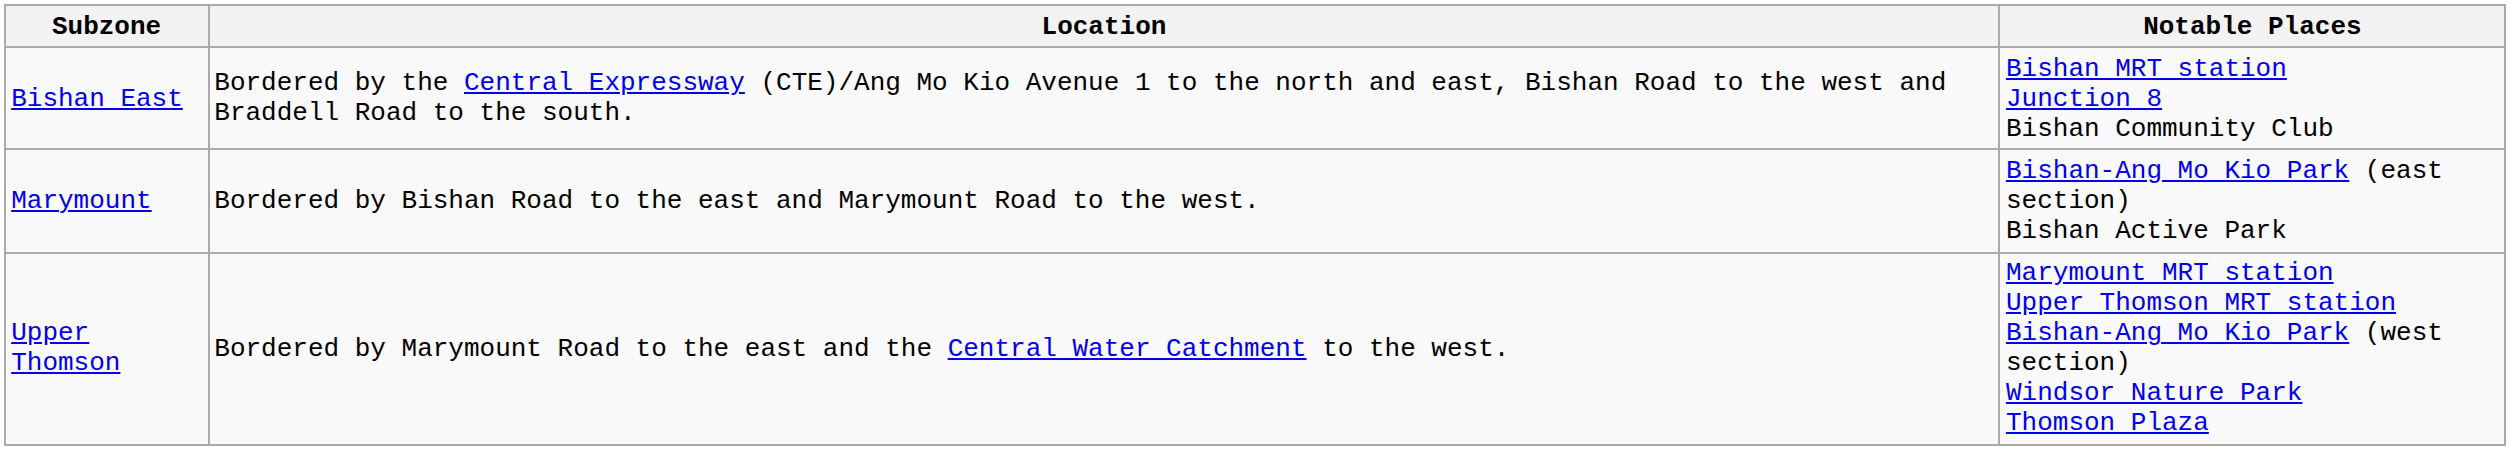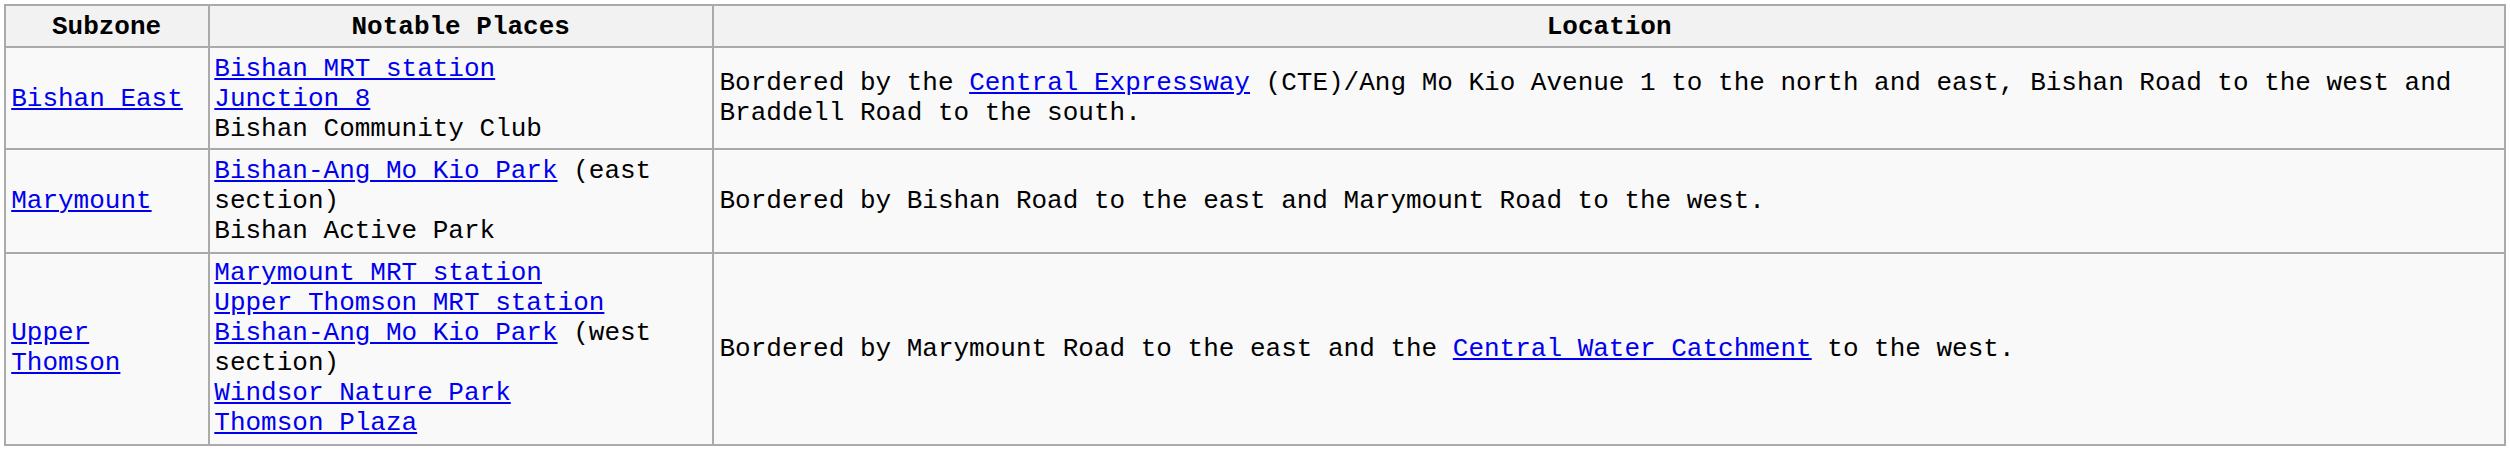columns swapped: (1104, 26) <-> (2252, 26)
